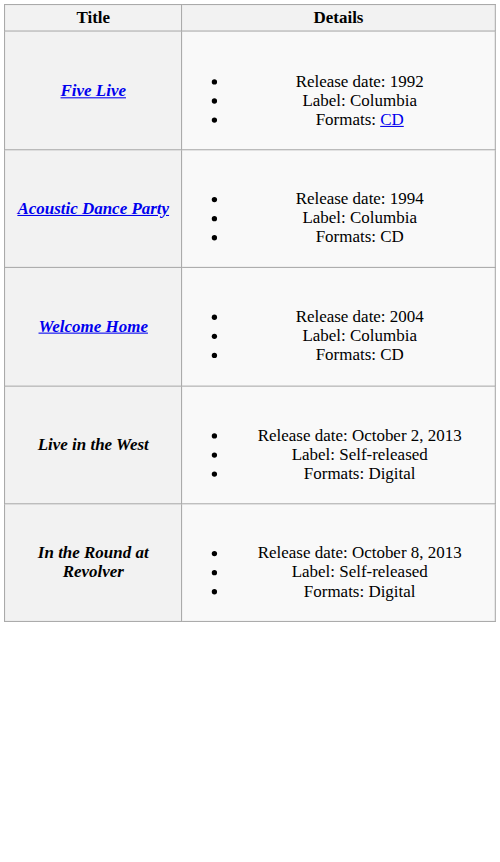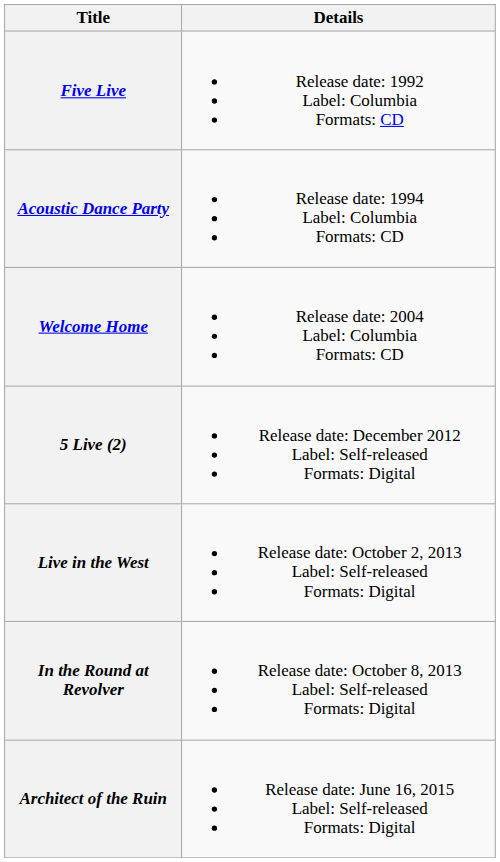+ row: (93, 444)
+ row: (93, 798)
